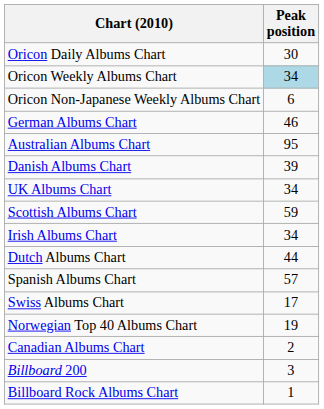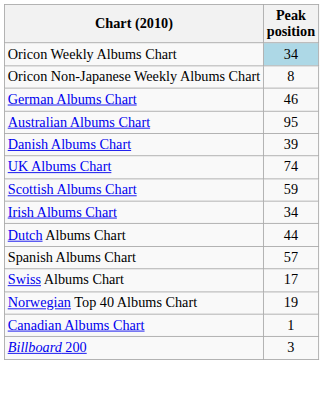- row: (87, 54)
(291, 99) 6 -> (291, 76) 8
(291, 189) 34 -> (291, 167) 74
(291, 347) 2 -> (291, 325) 1
- row: (93, 393)
